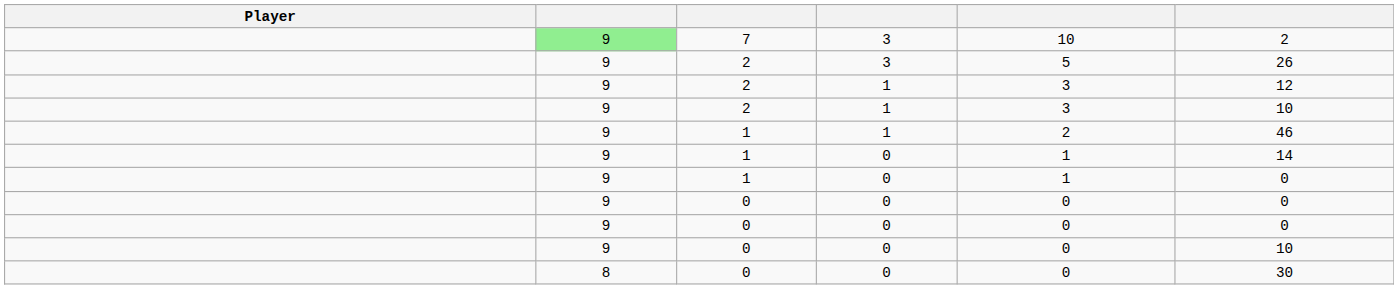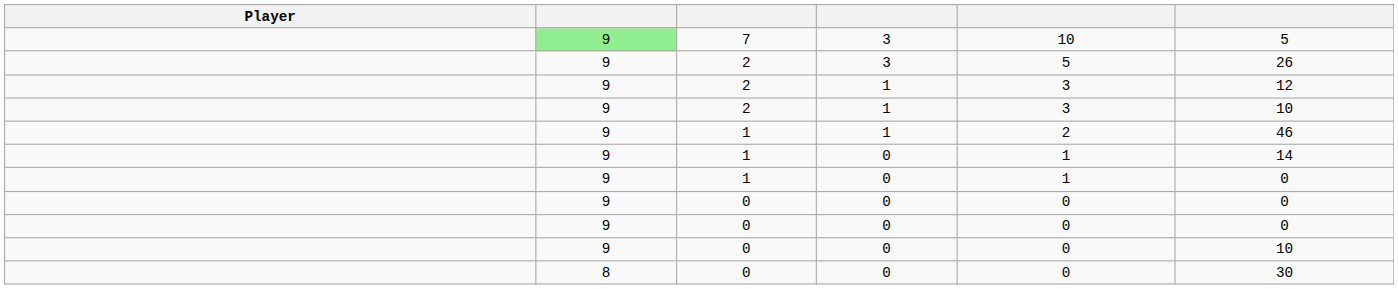(1285, 40) 2 -> (1285, 40) 5
